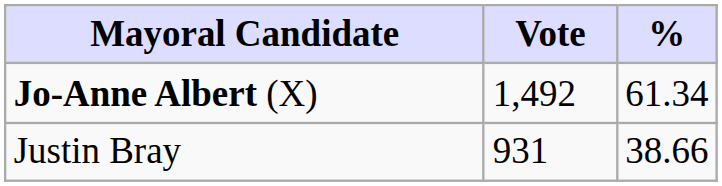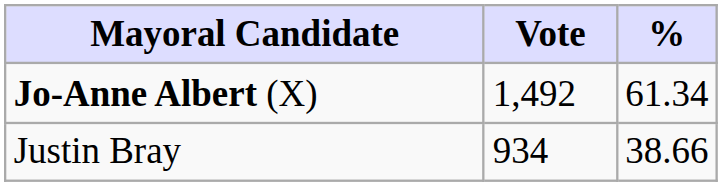(520, 151) 931 -> (520, 151) 934
